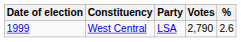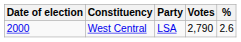(18, 28) 1999 -> (18, 28) 2000
